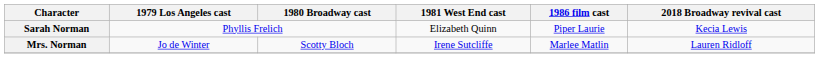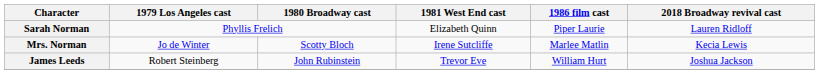(721, 28) Kecia Lewis -> (721, 28) Lauren Ridloff
(721, 45) Lauren Ridloff -> (721, 45) Kecia Lewis
+ row: (57, 61)
